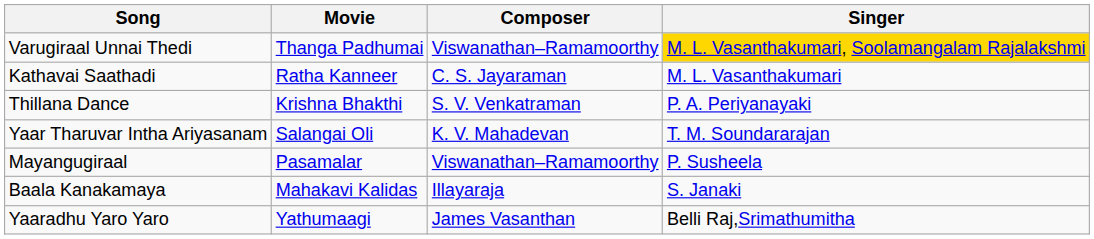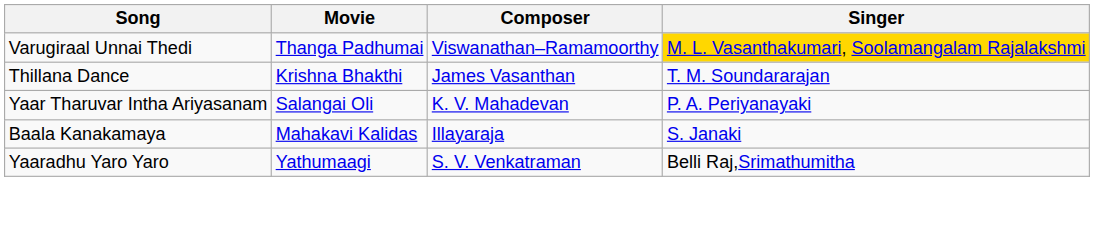- row: (82, 76)
(506, 104) S. V. Venkatraman -> (503, 76) James Vasanthan
(739, 104) P. A. Periyanayaki -> (748, 76) T. M. Soundararajan
(748, 133) T. M. Soundararajan -> (739, 104) P. A. Periyanayaki
- row: (68, 162)
(503, 219) James Vasanthan -> (506, 162) S. V. Venkatraman
